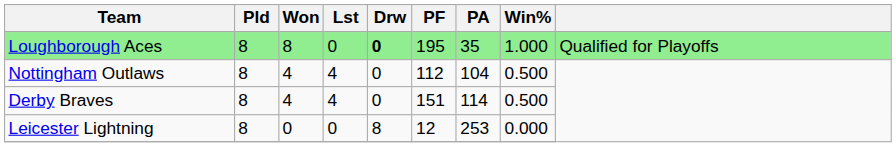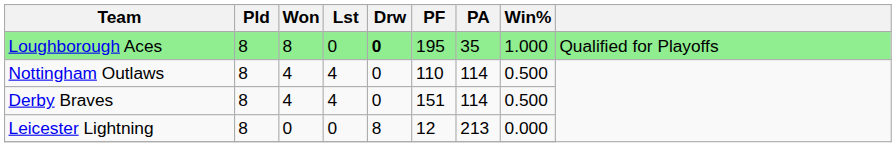(430, 73) 112 -> (430, 73) 110
(475, 73) 104 -> (474, 73) 114
(475, 127) 253 -> (475, 127) 213
